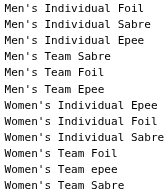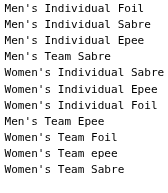- row: (54, 73)
rows swapped: (54, 89) <-> (84, 137)
